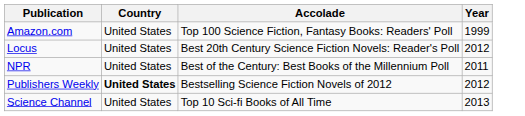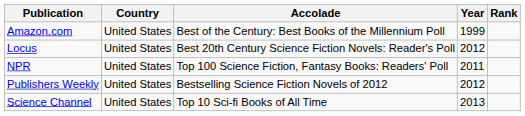+ column: (504, 13)
(317, 31) Top 100 Science Fiction, Fantasy Books: Readers' Poll -> (311, 31) Best of the Century: Best Books of the Millennium Poll
(315, 66) Best of the Century: Best Books of the Millennium Poll -> (312, 66) Top 100 Science Fiction, Fantasy Books: Readers' Poll
(140, 84) bold -> (138, 84) normal
